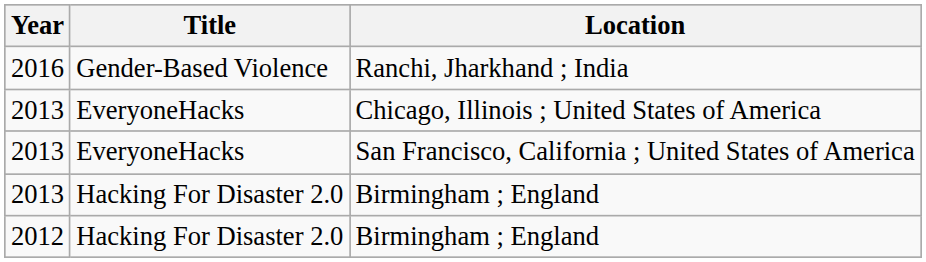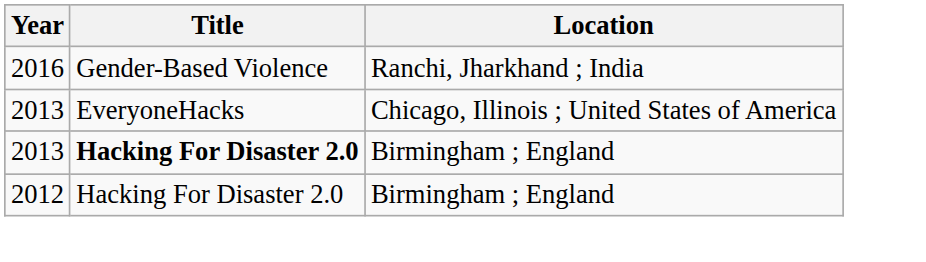- row: (38, 151)
(210, 194) normal -> (217, 151) bold
